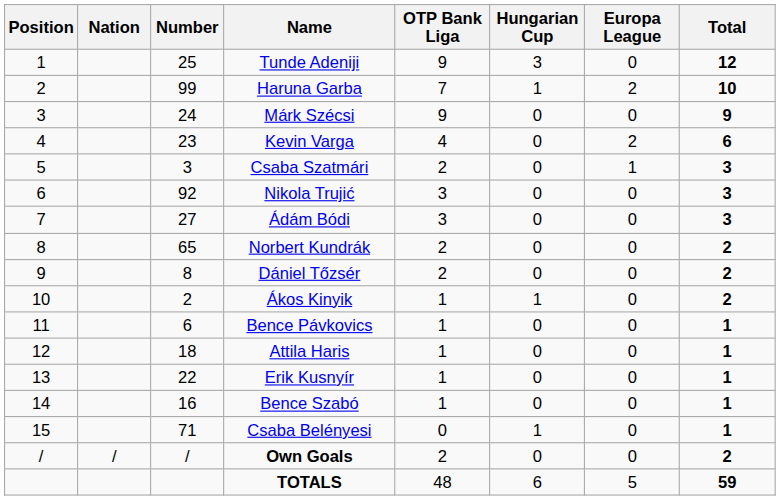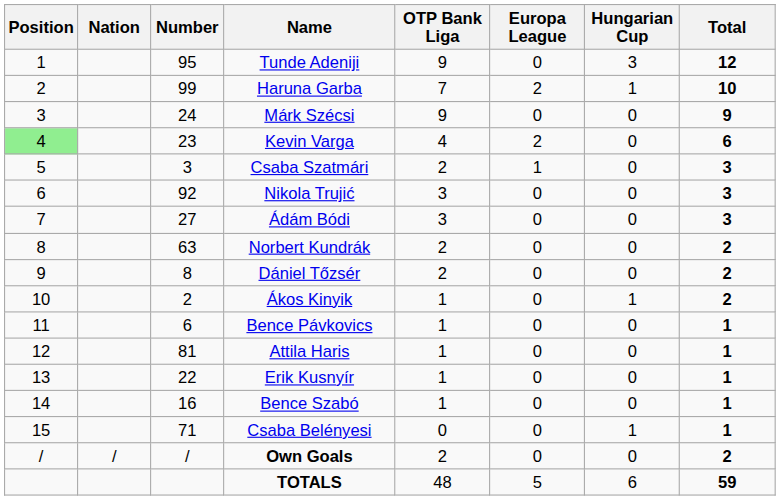columns swapped: (537, 27) <-> (632, 27)
(187, 63) 25 -> (187, 63) 95
(41, 141) no background -> (41, 141) lightgreen background
(187, 246) 65 -> (187, 246) 63
(187, 351) 18 -> (187, 351) 81
